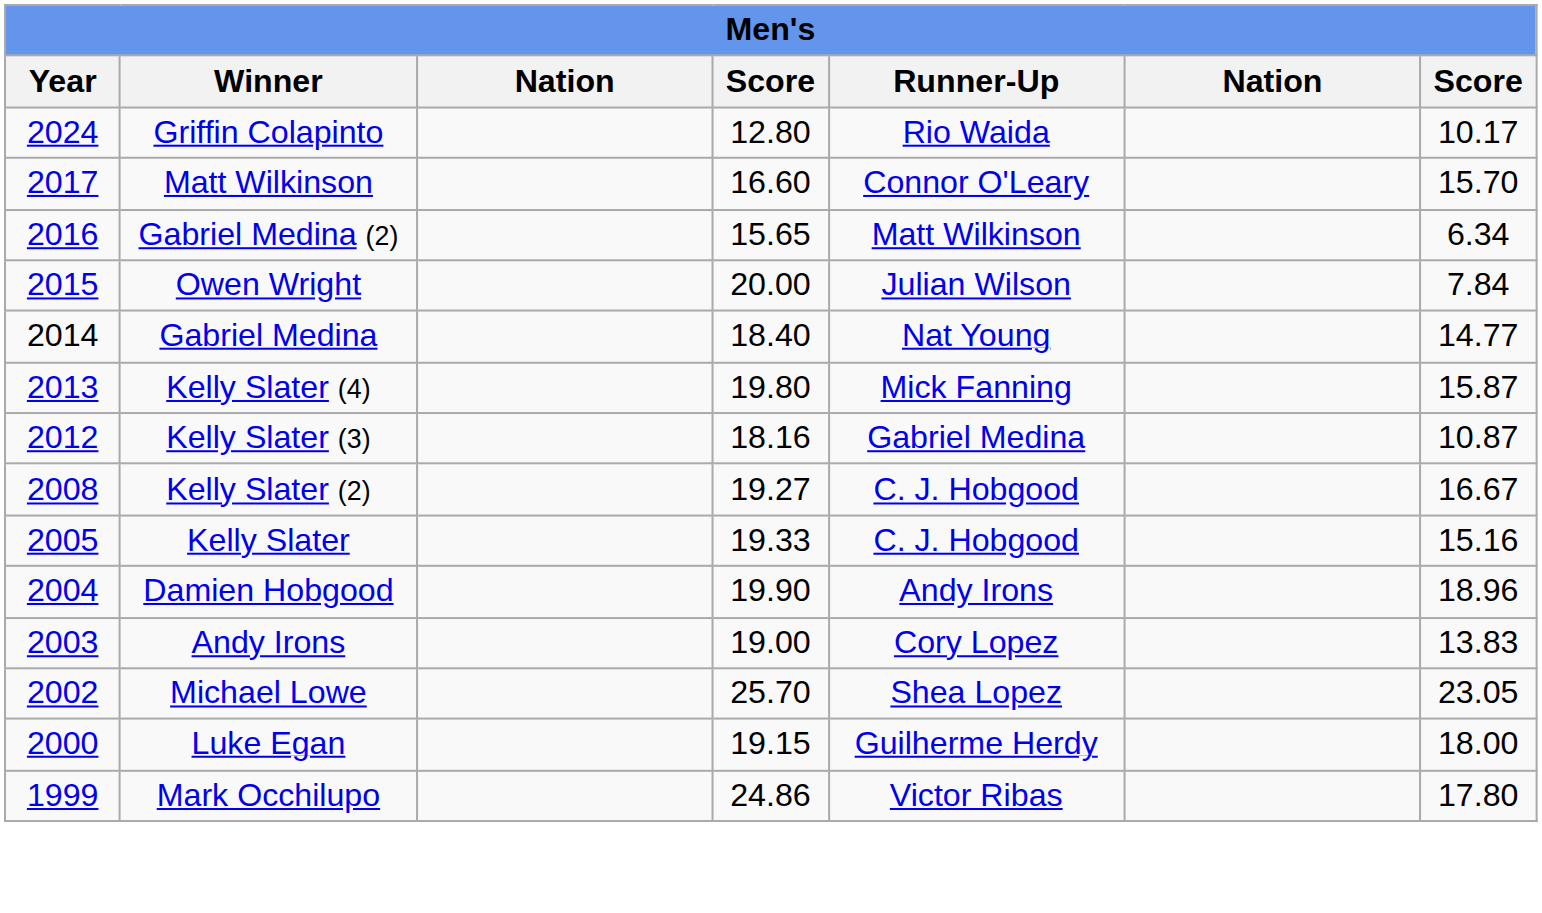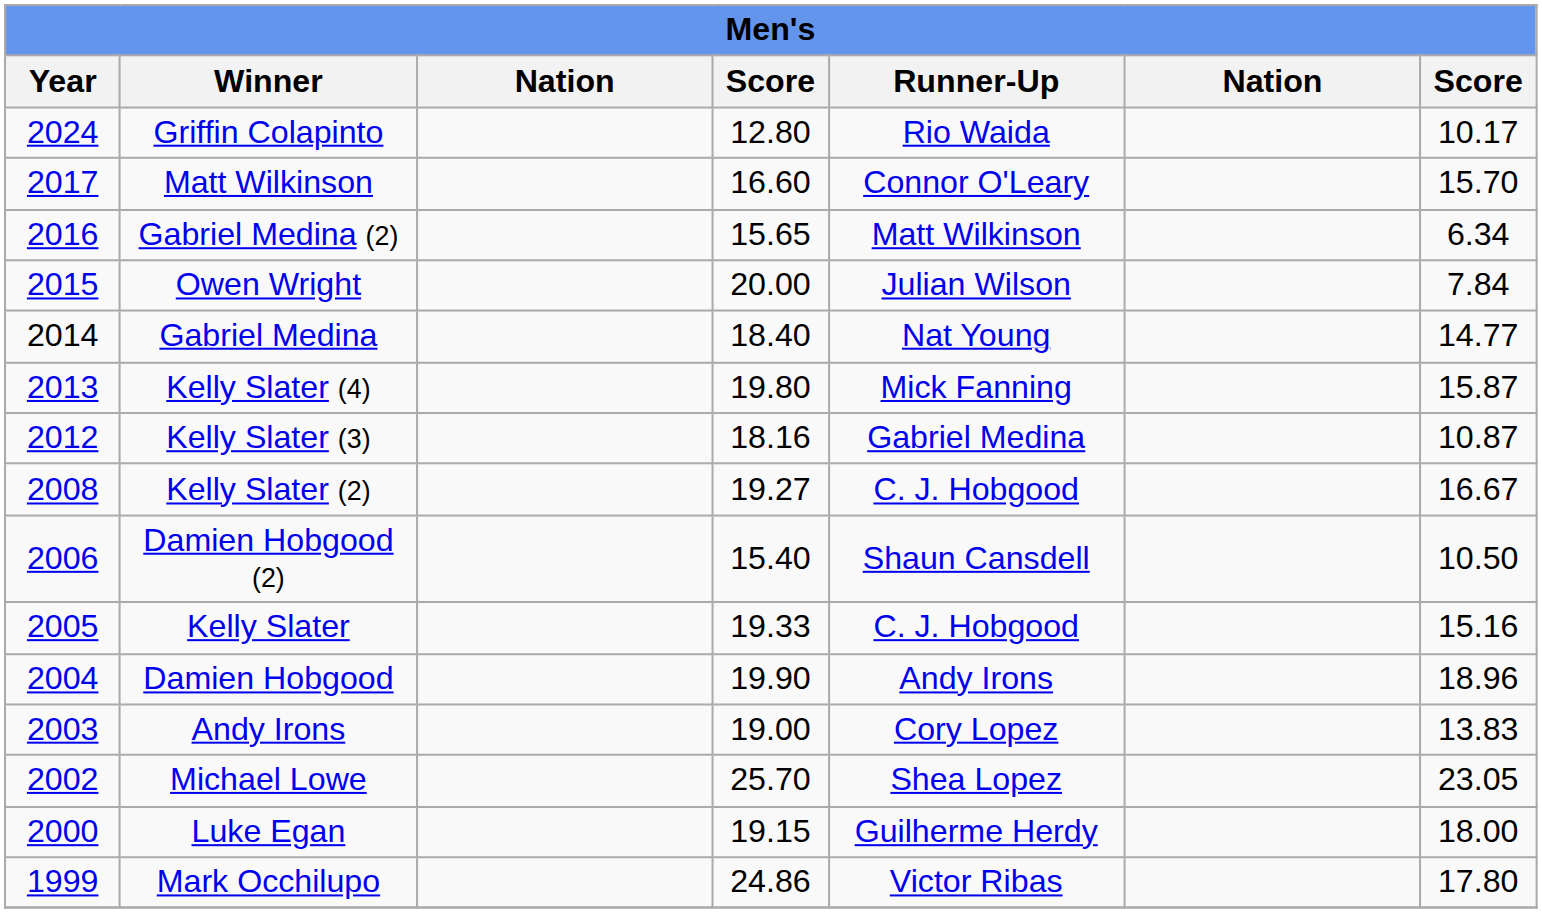+ row: (268, 558)
